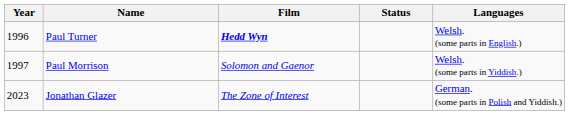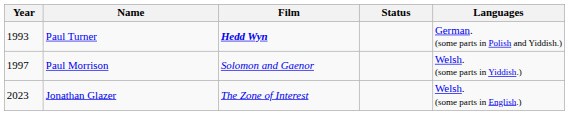(18, 36) 1996 -> (18, 36) 1993
(478, 36) Welsh. (some parts in English.) -> (498, 36) German. (some parts in Polish and Yiddish.)
(498, 95) German. (some parts in Polish and Yiddish.) -> (478, 95) Welsh. (some parts in English.)
